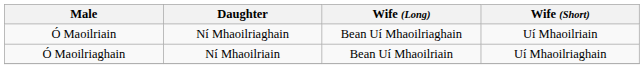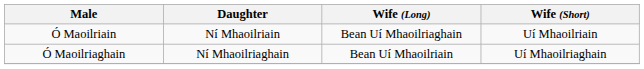(243, 34) Ní Mhaoilriaghain -> (243, 34) Ní Mhaoilriain
(243, 53) Ní Mhaoilriain -> (243, 53) Ní Mhaoilriaghain
